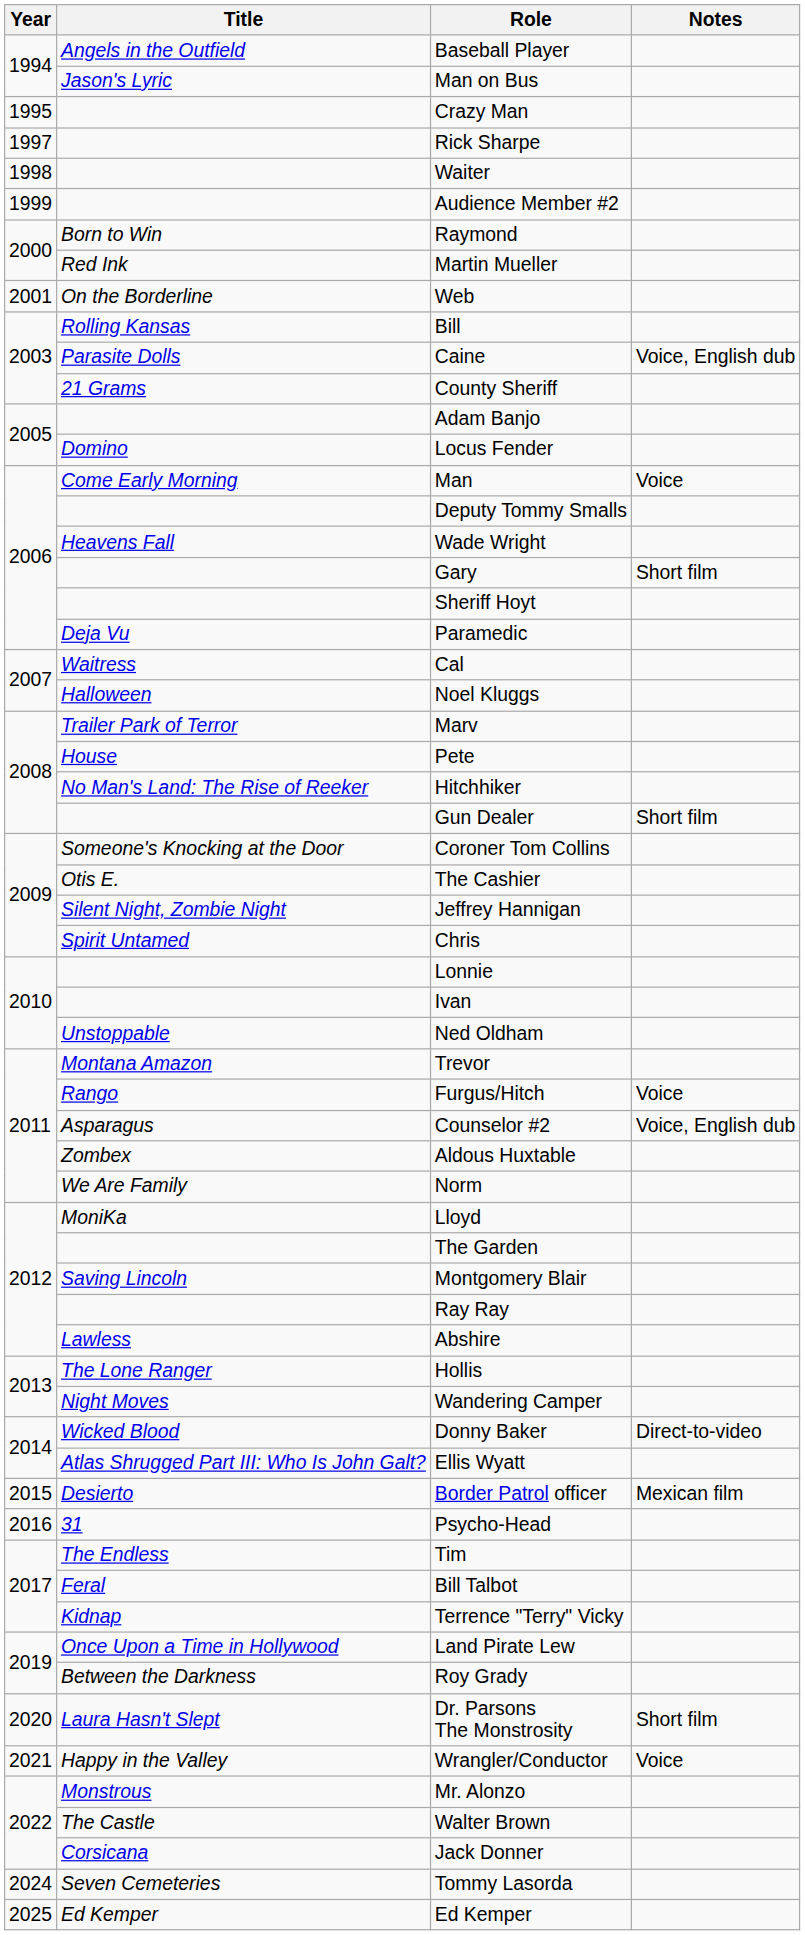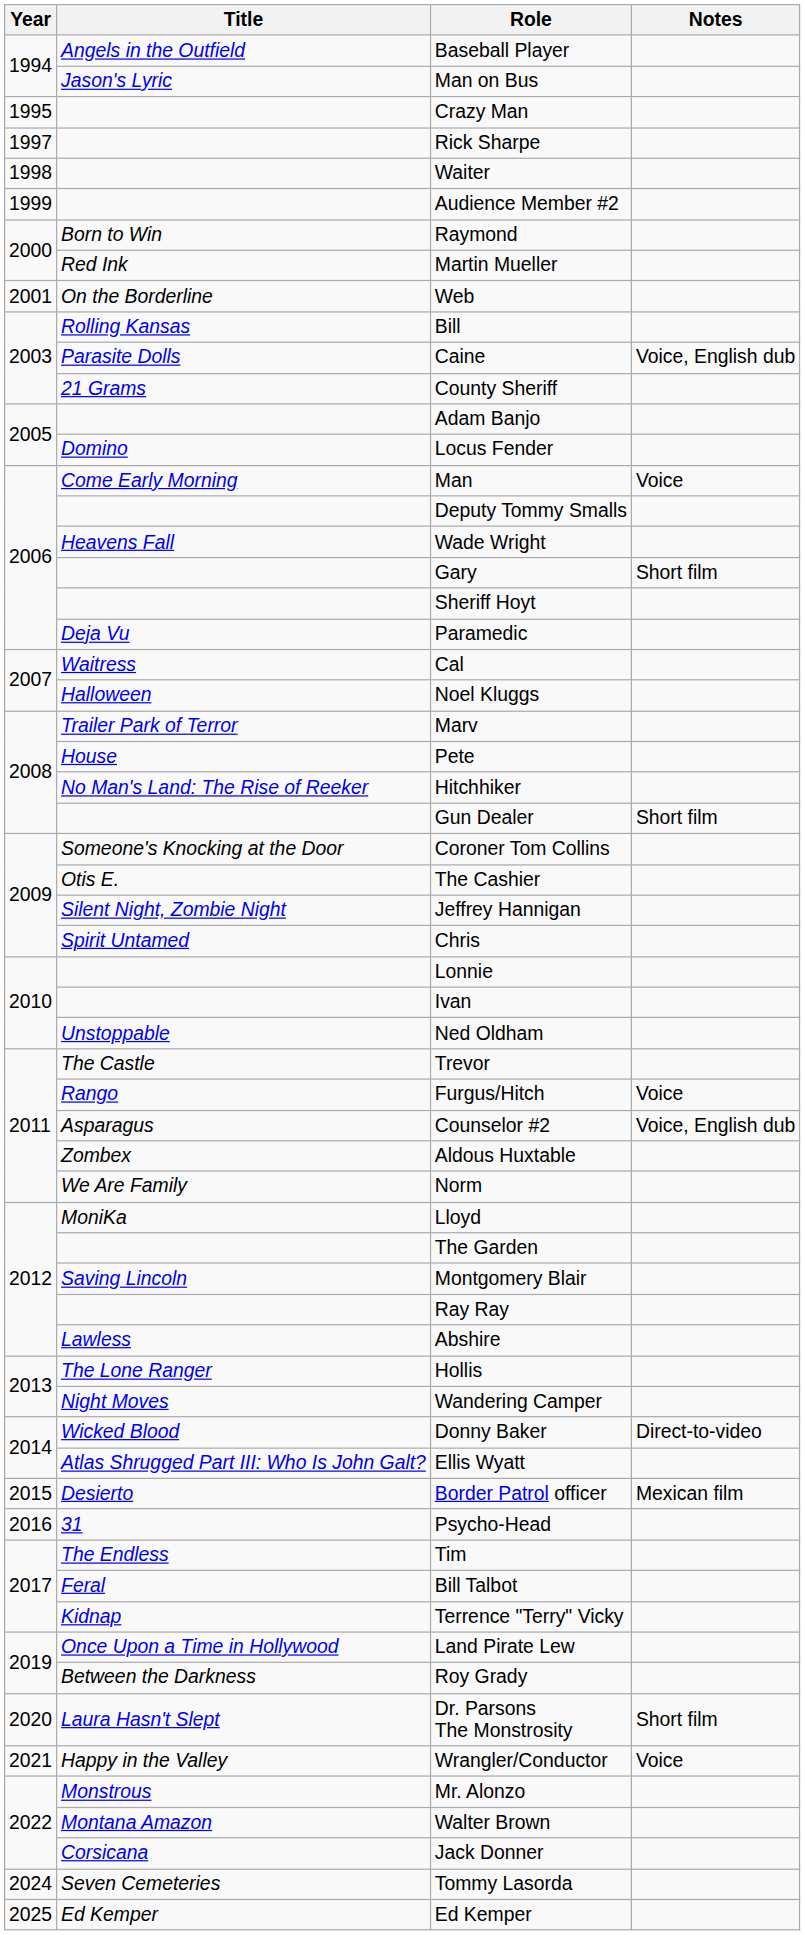(137, 1063) Montana Amazon -> (108, 1063) The Castle
(108, 1822) The Castle -> (137, 1822) Montana Amazon
